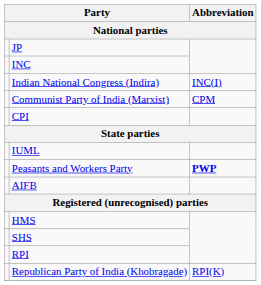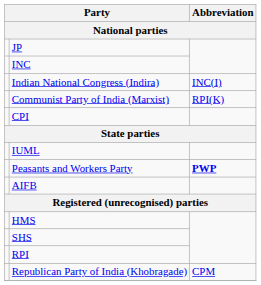(204, 99) CPM -> (208, 99) RPI(K)
(208, 271) RPI(K) -> (204, 271) CPM
